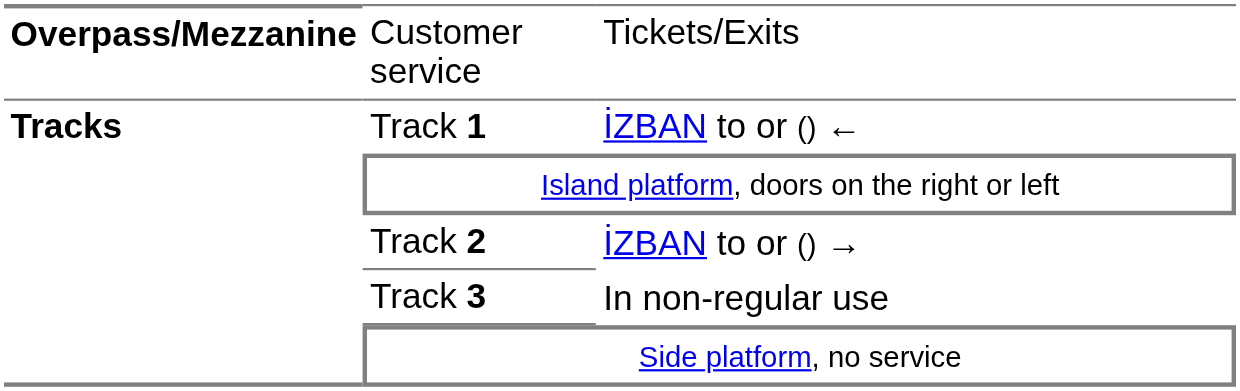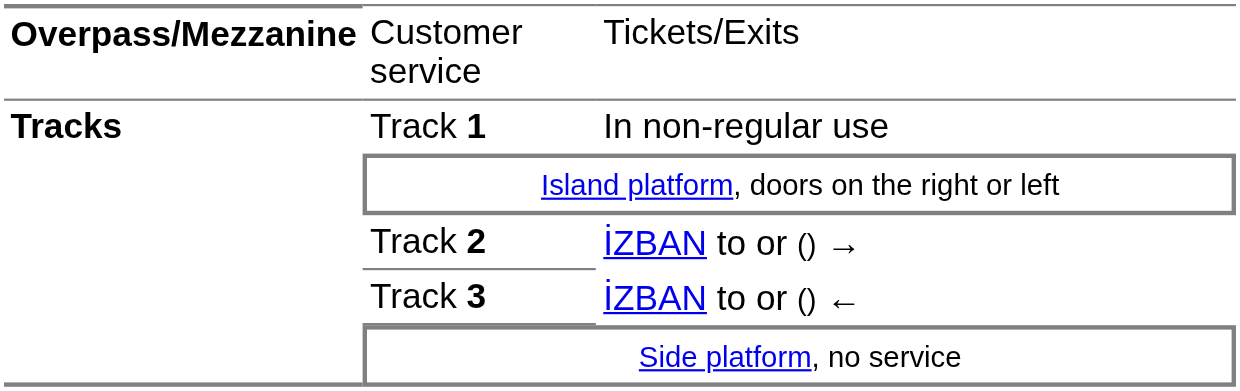(732, 126) İZBAN to or () ← -> (746, 126) In non-regular use
(746, 297) In non-regular use -> (732, 297) İZBAN to or () ←
